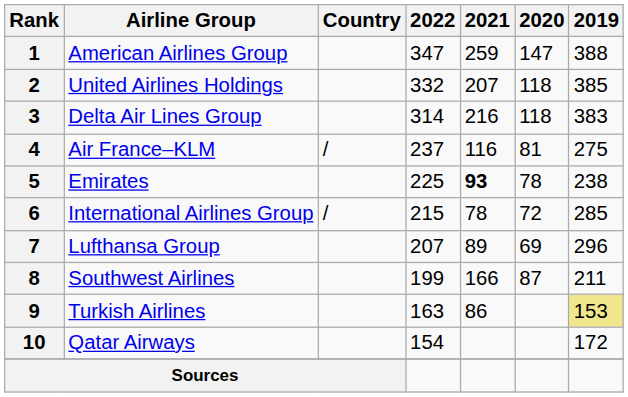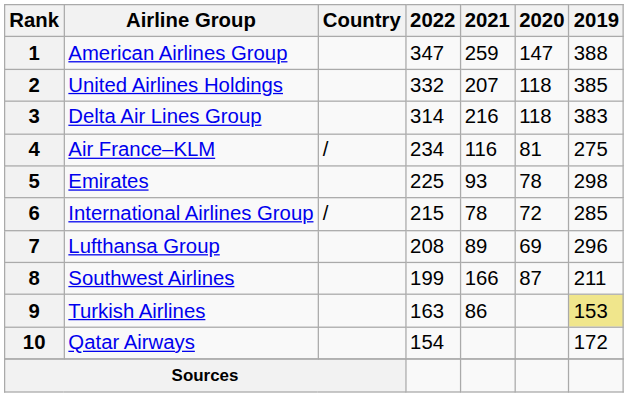(427, 149) 237 -> (427, 149) 234
(476, 181) bold -> (476, 181) normal
(591, 181) 238 -> (591, 181) 298
(427, 246) 207 -> (427, 246) 208
